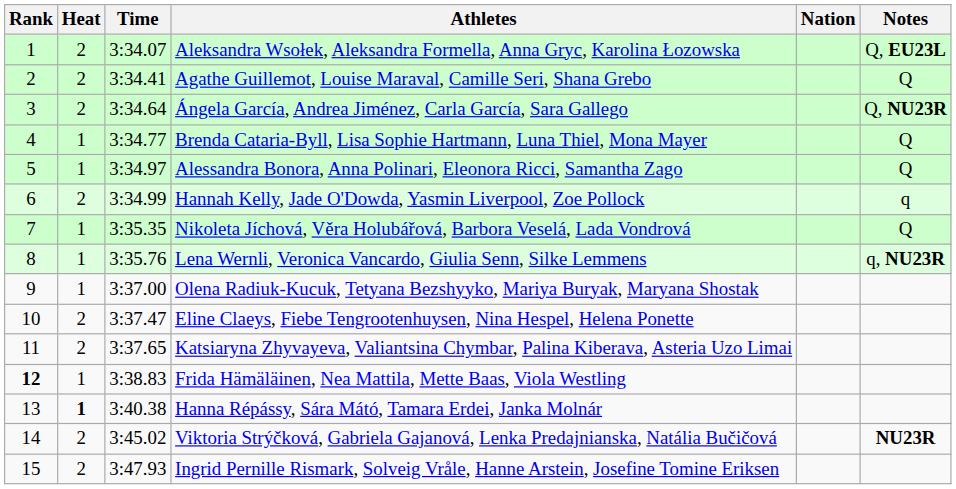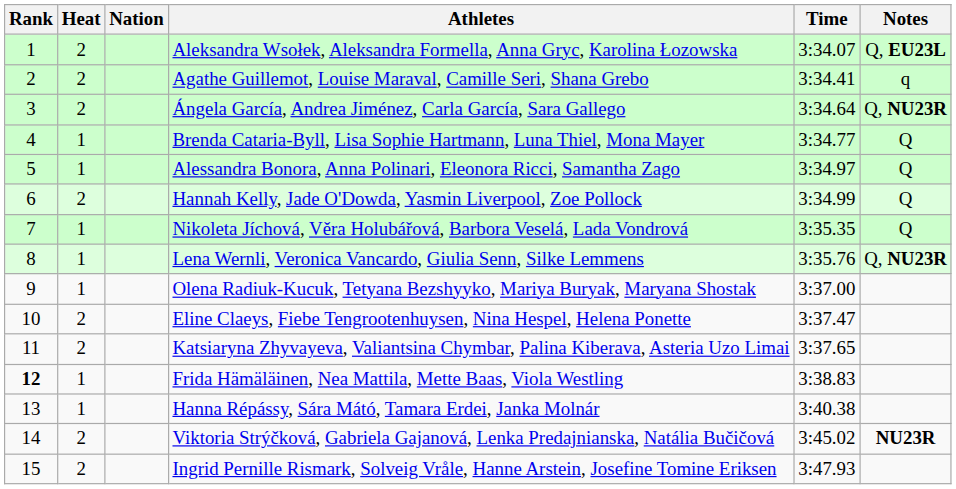columns swapped: (828, 19) <-> (138, 19)
(906, 79) Q -> (906, 79) q
(906, 199) q -> (906, 199) Q
(906, 259) q, NU23R -> (906, 259) Q, NU23R
(81, 408) bold -> (81, 408) normal
